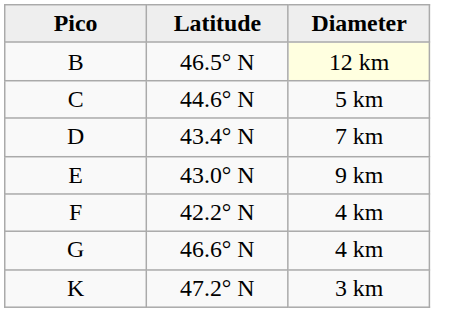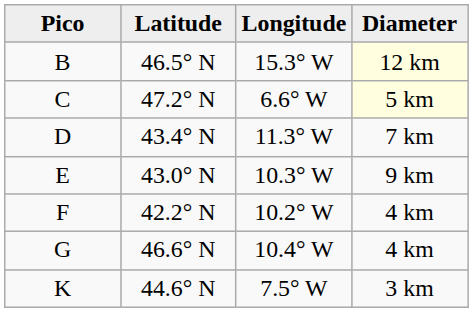+ column: (294, 23)
(217, 99) 44.6° N -> (178, 99) 47.2° N
(359, 99) no background -> (410, 99) lightyellow background
(217, 288) 47.2° N -> (178, 288) 44.6° N
